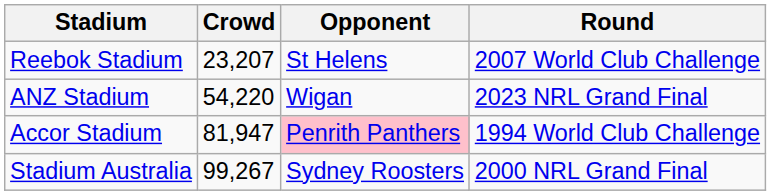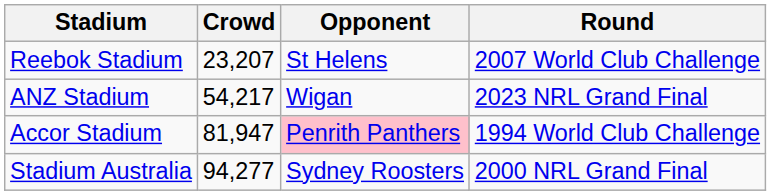(238, 97) 54,220 -> (238, 97) 54,217
(238, 171) 99,267 -> (238, 171) 94,277
